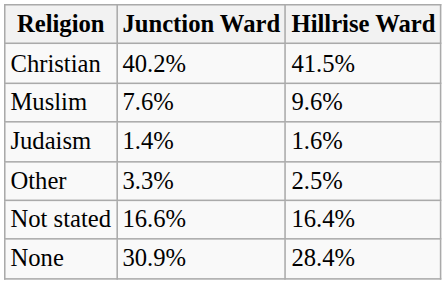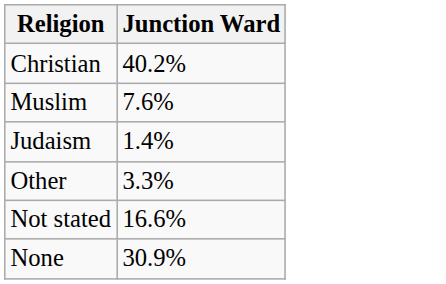- column: (363, 24)
